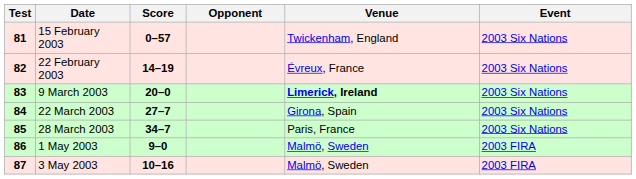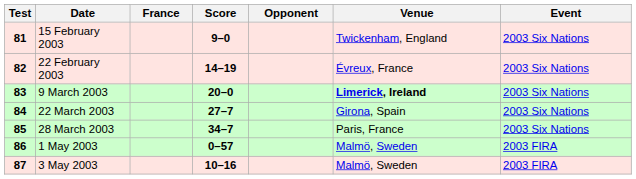+ column: (161, 13)
(158, 37) 0–57 -> (221, 37) 9–0
(158, 147) 9–0 -> (221, 147) 0–57
